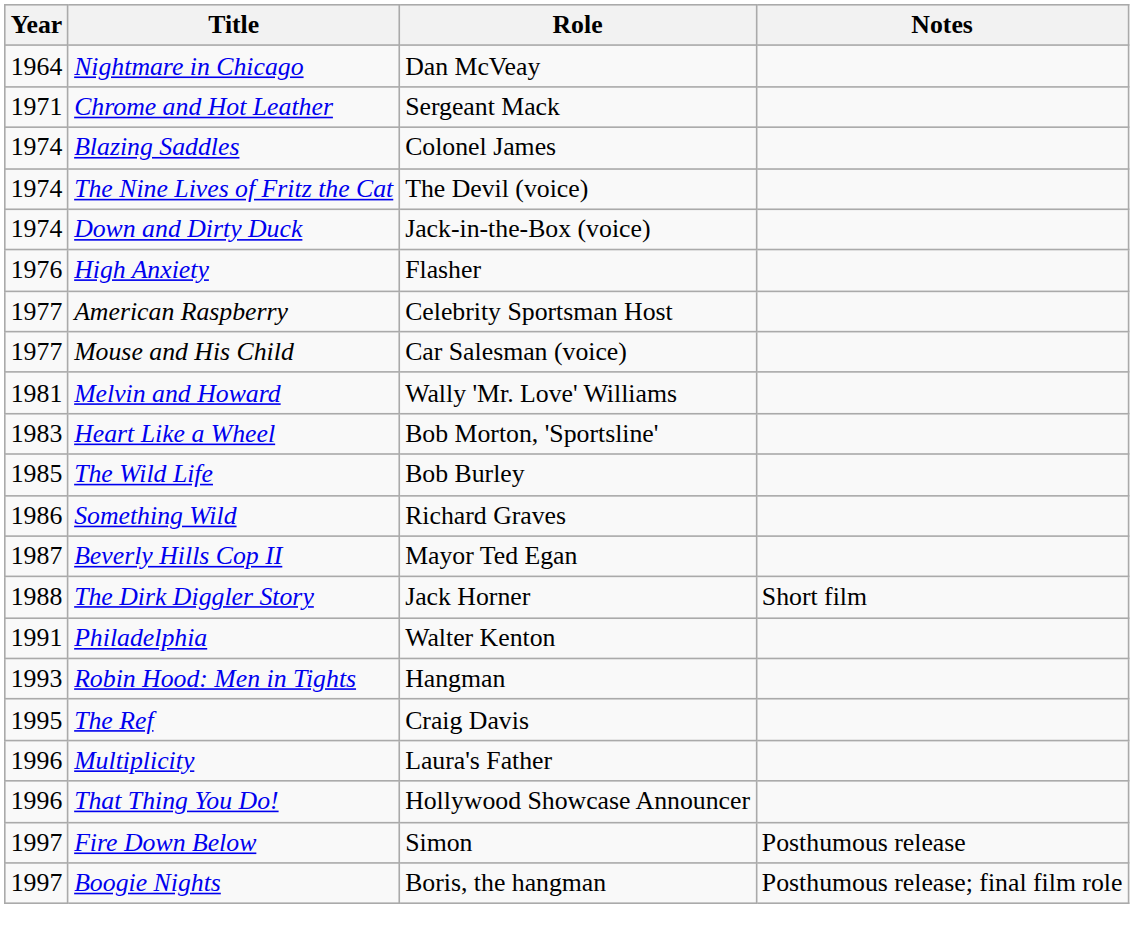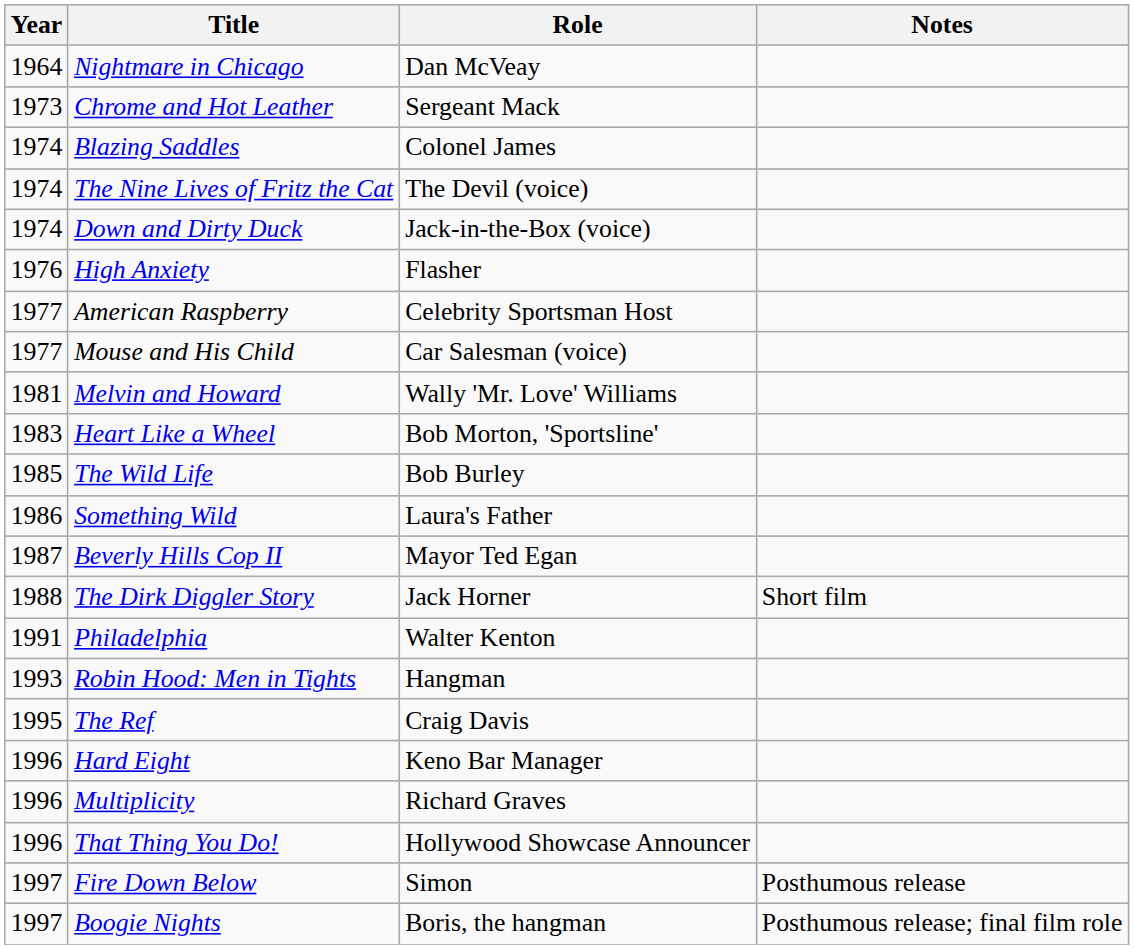(37, 106) 1971 -> (37, 106) 1973
(486, 515) Richard Graves -> (479, 515) Laura's Father
+ row: (132, 760)
(479, 760) Laura's Father -> (486, 801) Richard Graves
